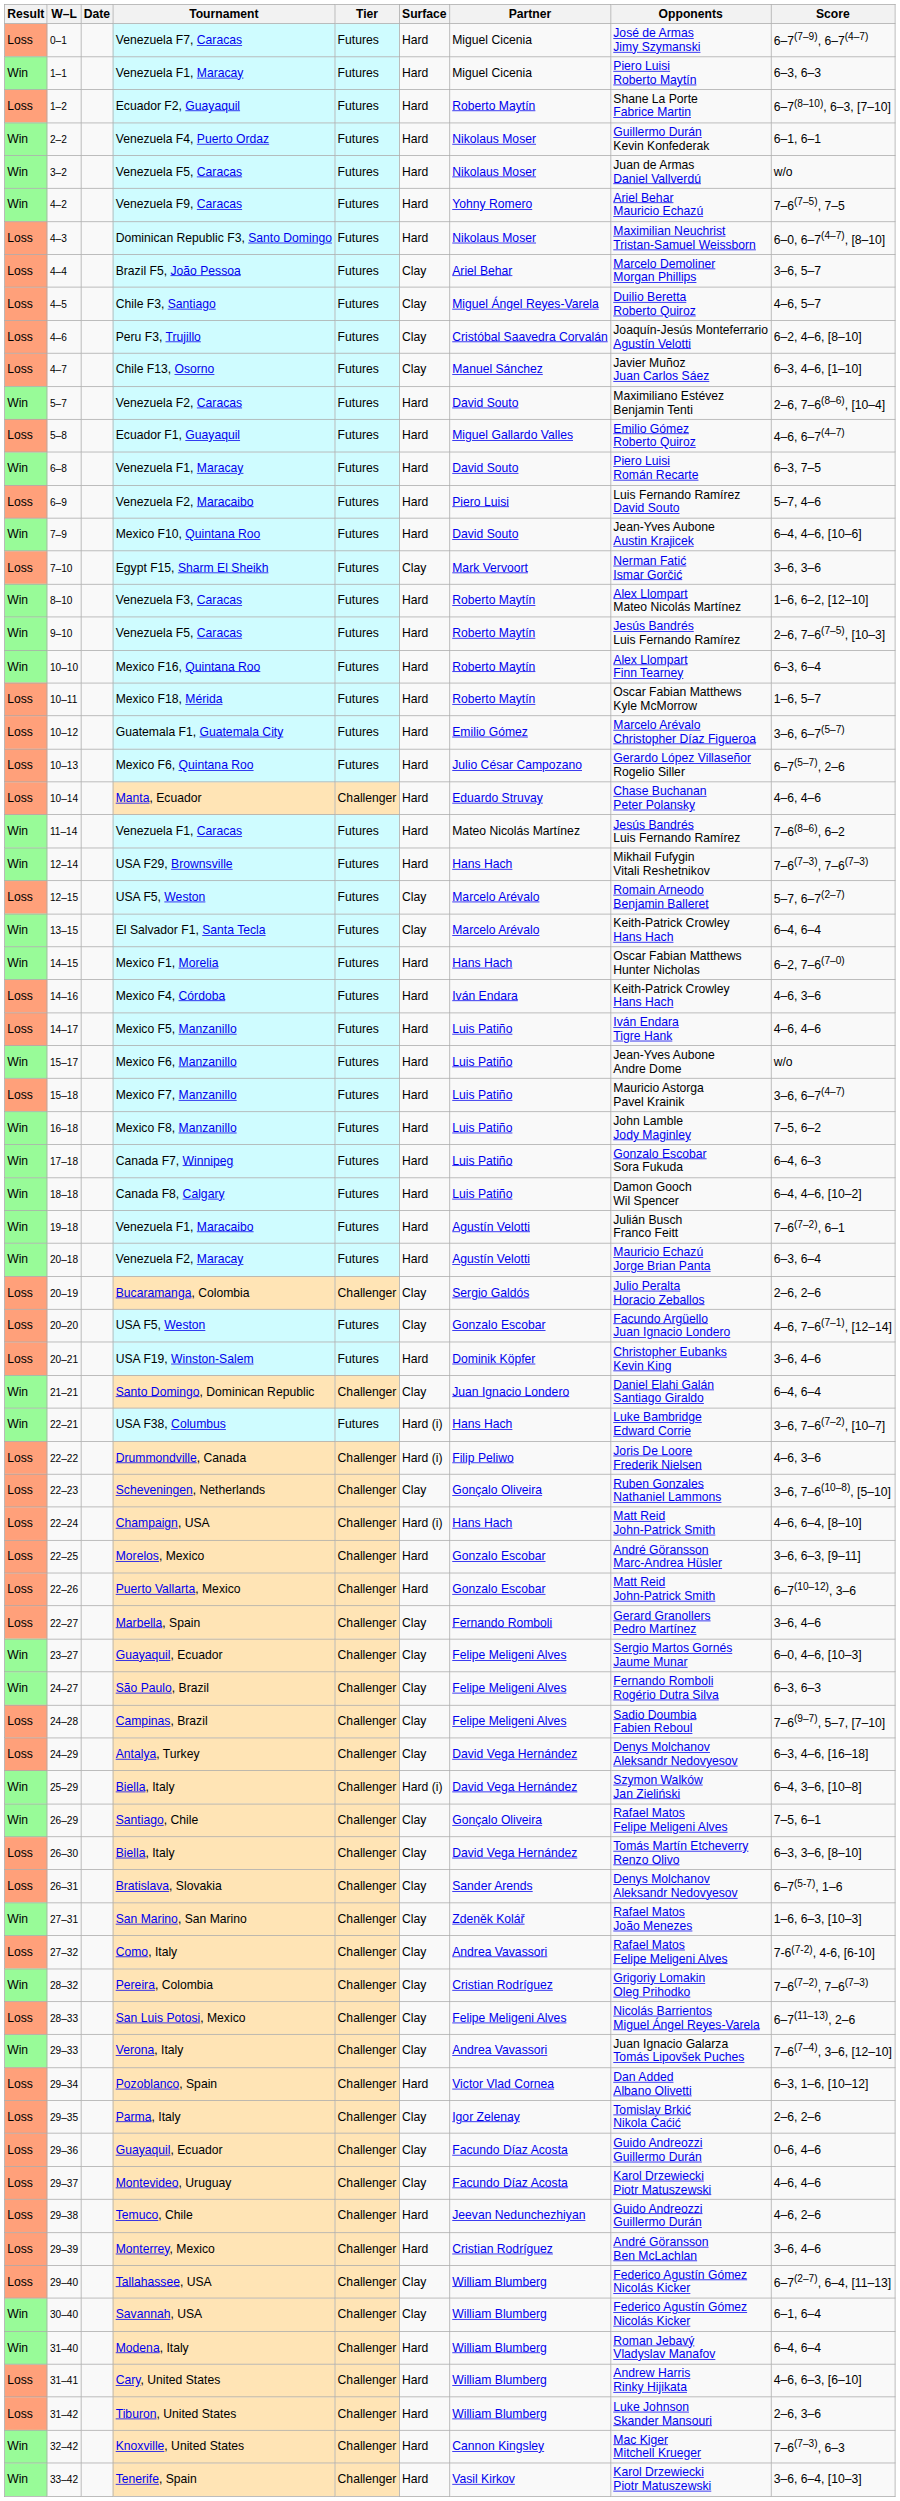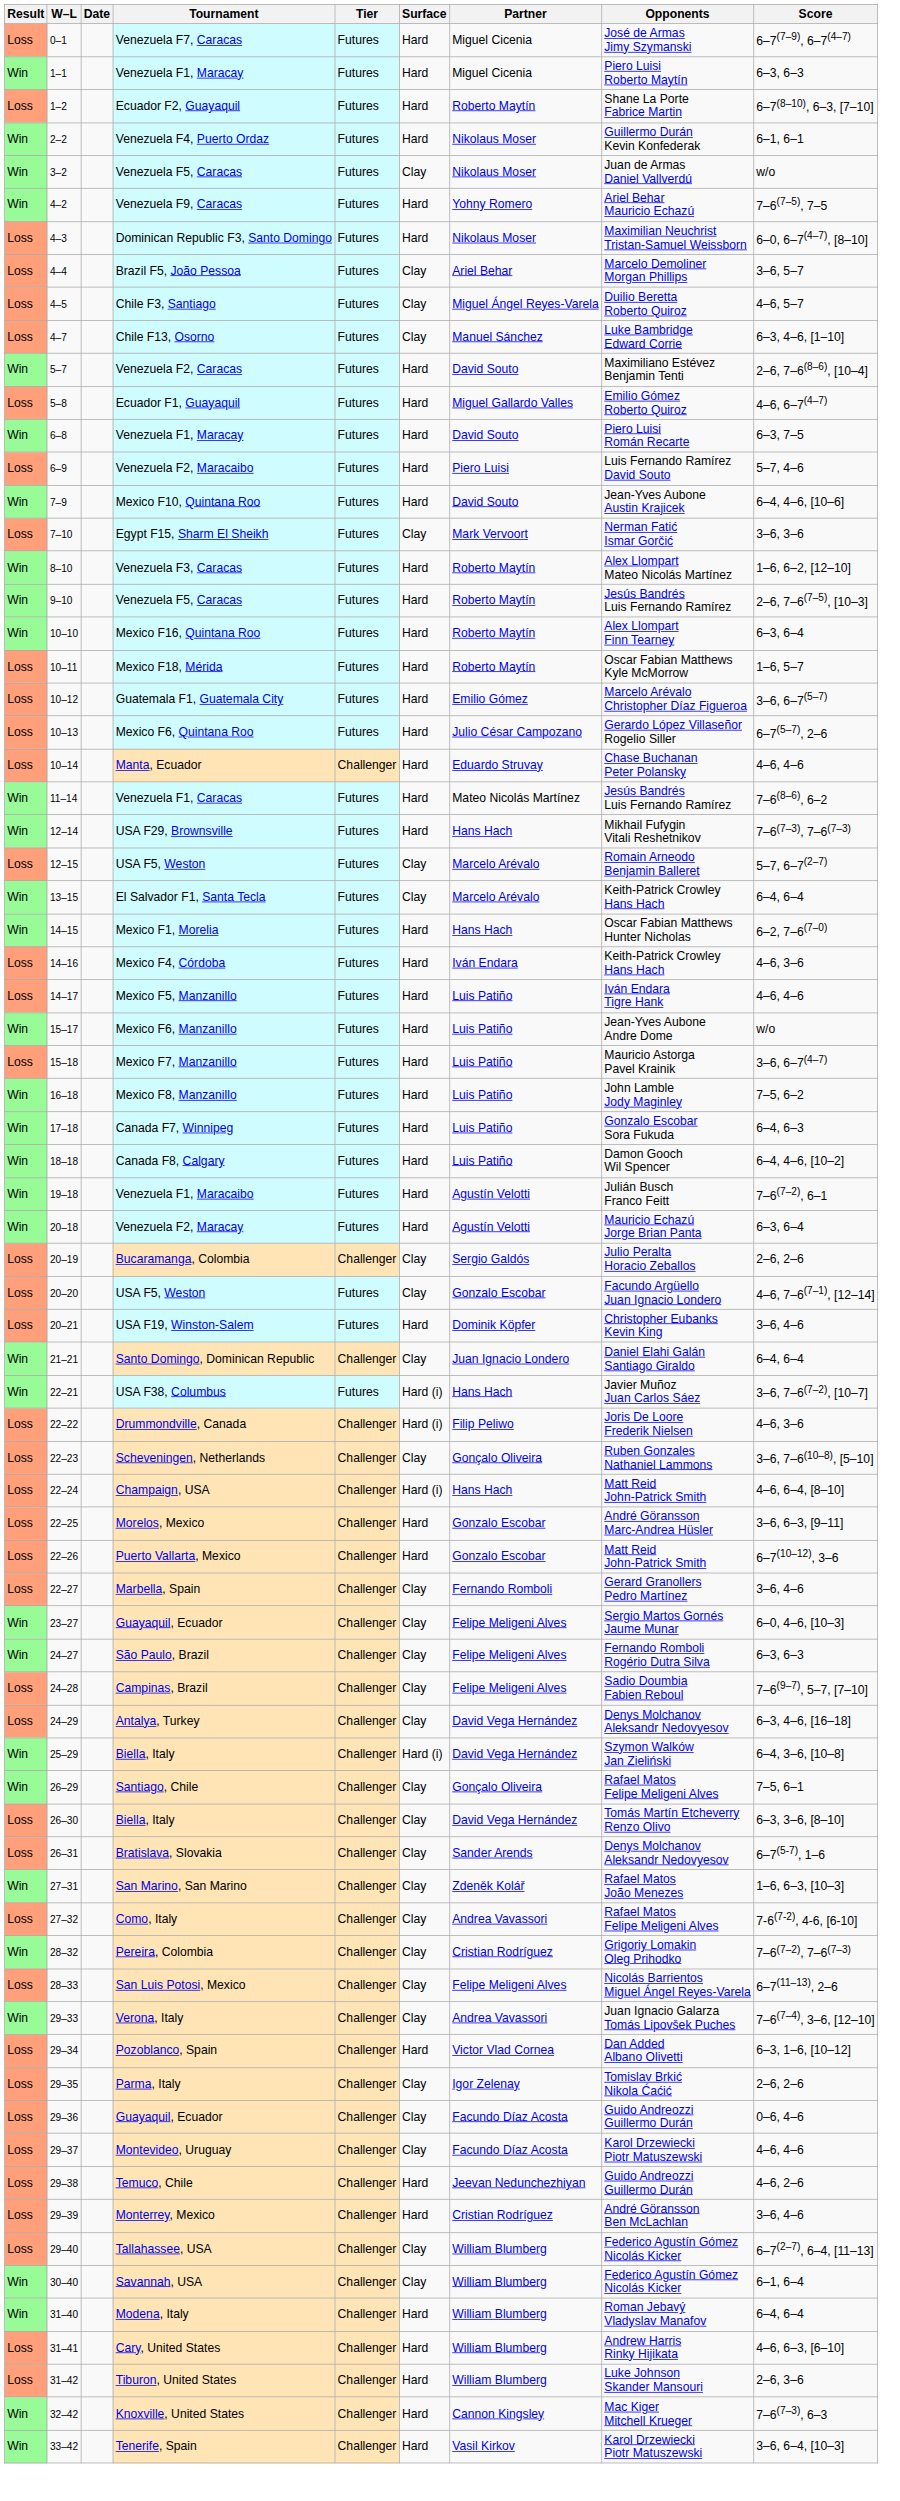(415, 172) Hard -> (414, 172) Clay
- row: (58, 337)
(661, 369) Javier Muñoz Juan Carlos Sáez -> (649, 336) Luke Bambridge Edward Corrie
(658, 1424) Luke Bambridge Edward Corrie -> (652, 1391) Javier Muñoz Juan Carlos Sáez
